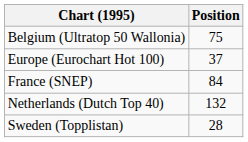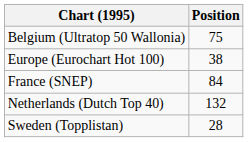(216, 59) 37 -> (216, 59) 38
